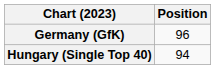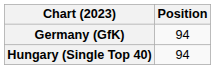(182, 34) 96 -> (182, 34) 94
